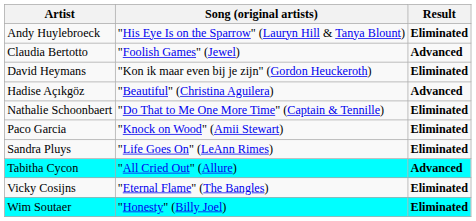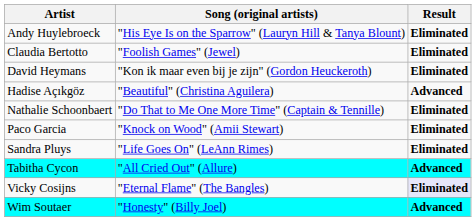(437, 52) Advanced -> (439, 52) Eliminated
(439, 187) no background -> (439, 187) lavender background
(439, 206) Eliminated -> (437, 206) Advanced
